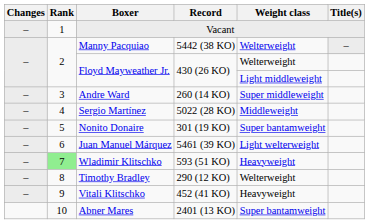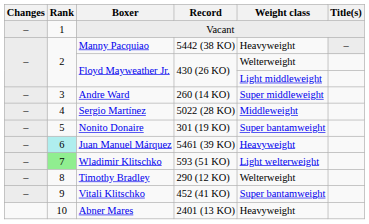(268, 45) Welterweight -> (267, 45) Heavyweight
(62, 144) no background -> (62, 144) paleturquoise background
(279, 144) Light welterweight -> (267, 144) Heavyweight
(267, 161) Heavyweight -> (279, 161) Light welterweight
(267, 194) Heavyweight -> (283, 194) Super bantamweight
(283, 210) Super bantamweight -> (267, 210) Heavyweight
